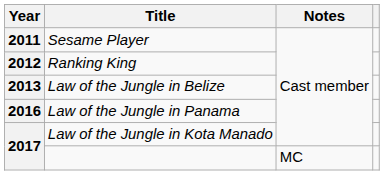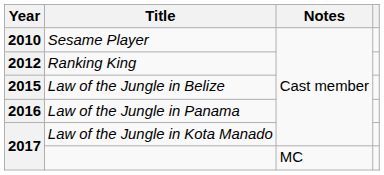(24, 39) 2011 -> (24, 39) 2010
(24, 87) 2013 -> (24, 87) 2015
